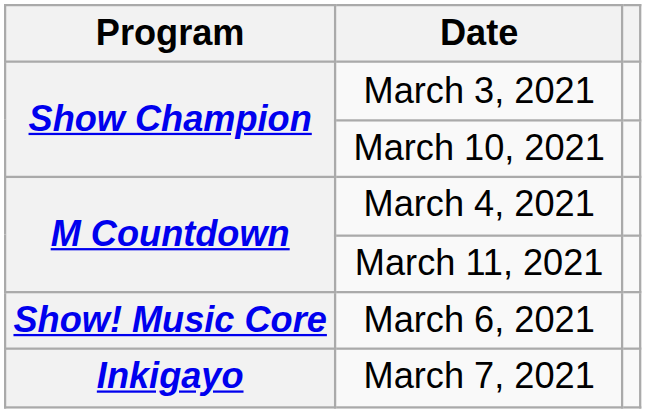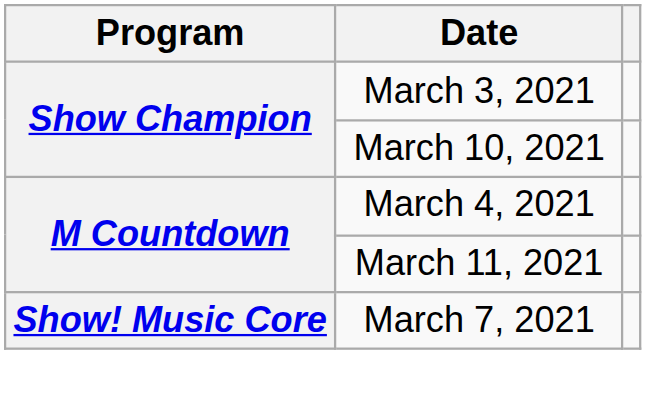- row: (479, 319)
(170, 377) Inkigayo -> (170, 319) Show! Music Core
